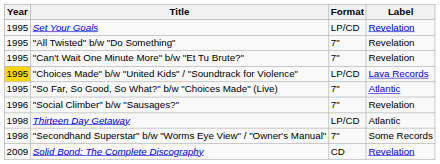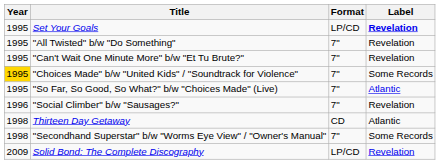(391, 27) normal -> (393, 27) bold
(345, 74) LP/CD -> (335, 74) 7"
(398, 74) Lava Records -> (401, 74) Some Records
(345, 120) LP/CD -> (338, 120) CD
(338, 151) CD -> (345, 151) LP/CD
